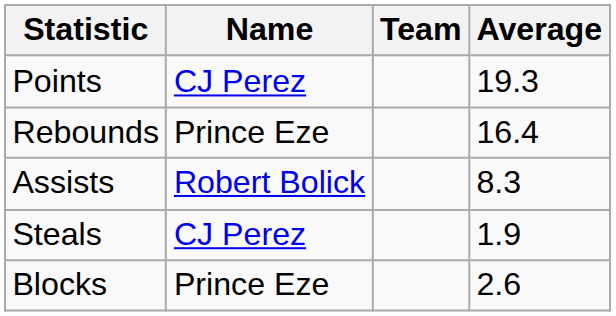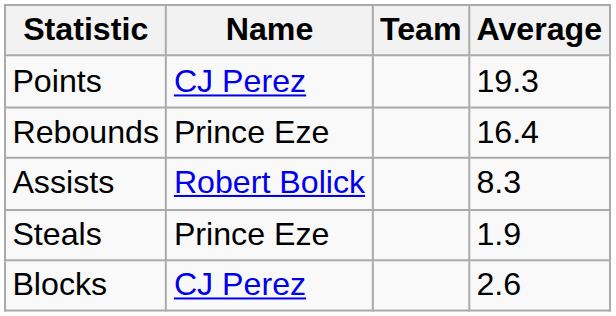(240, 234) CJ Perez -> (252, 234) Prince Eze
(252, 285) Prince Eze -> (240, 285) CJ Perez
